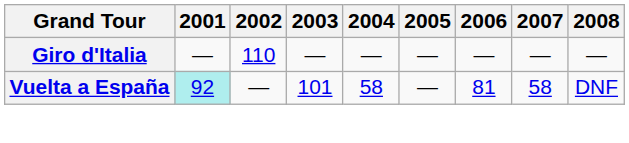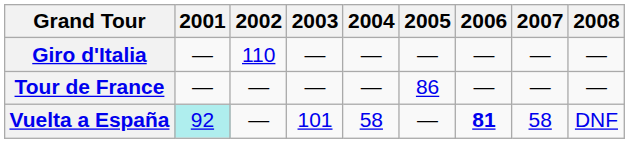+ row: (89, 87)
(484, 87) normal -> (484, 120) bold
